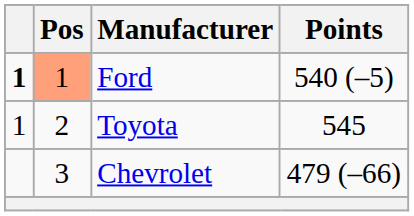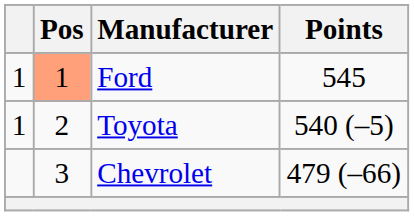(19, 76) bold -> (19, 76) normal
(344, 76) 540 (–5) -> (344, 76) 545
(344, 124) 545 -> (344, 124) 540 (–5)
